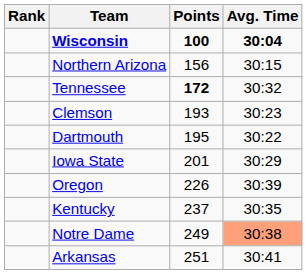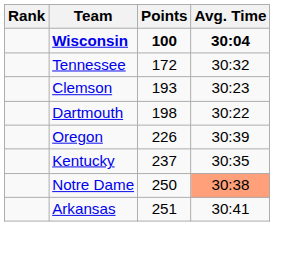- row: (109, 64)
(196, 88) bold -> (164, 64) normal
(196, 137) 195 -> (164, 112) 198
- row: (88, 161)
(196, 233) 249 -> (164, 185) 250
